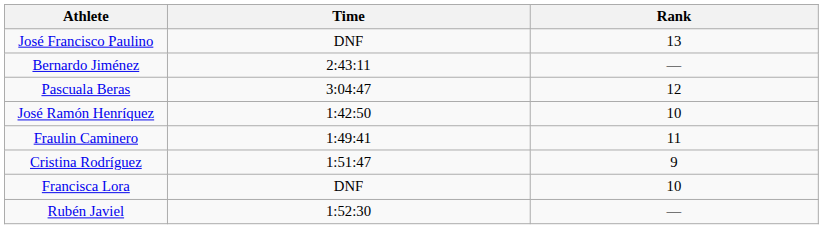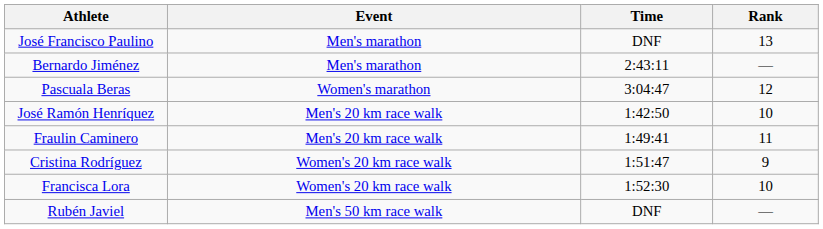+ column: (374, 16)
(348, 187) DNF -> (647, 187) 1:52:30
(348, 211) 1:52:30 -> (647, 211) DNF
